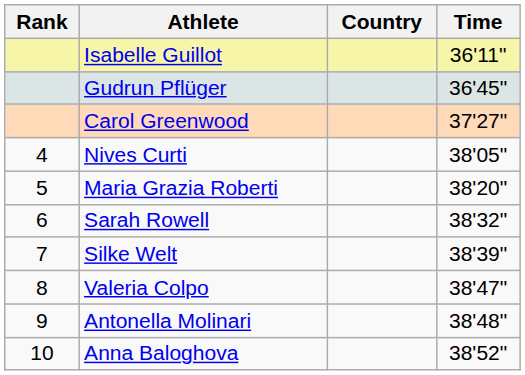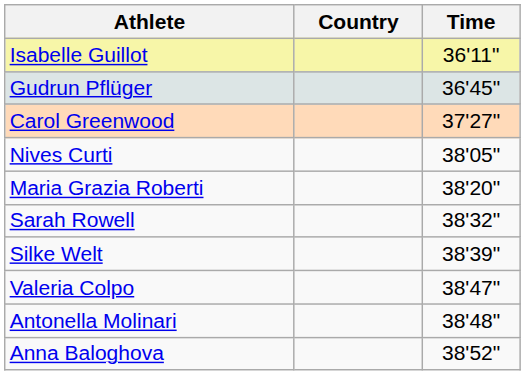- column: (42, 22)
